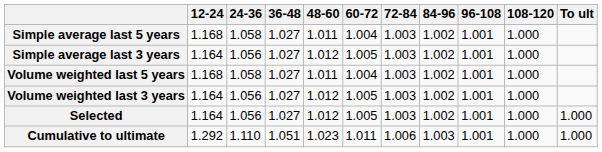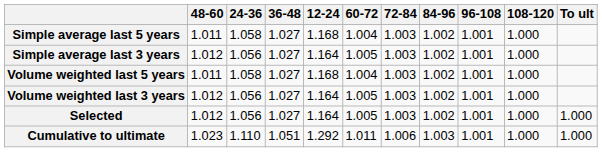columns swapped: (207, 14) <-> (323, 14)
